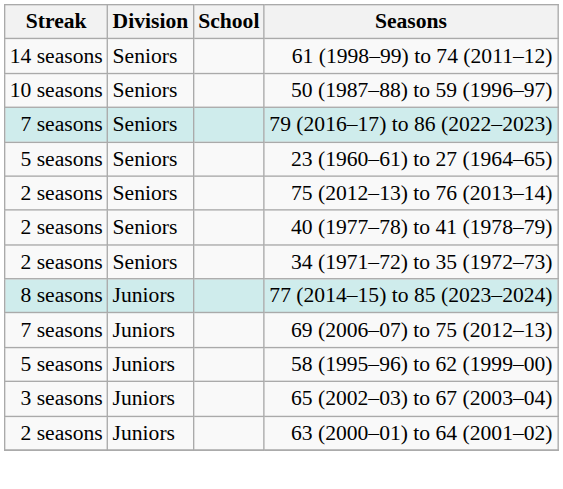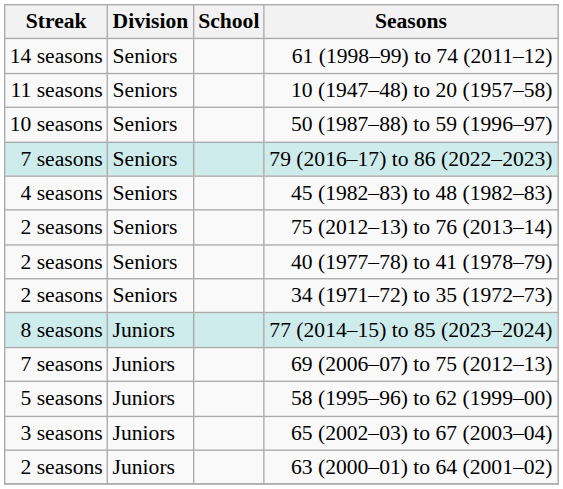+ row: (422, 90)
- row: (422, 158)
+ row: (422, 192)
